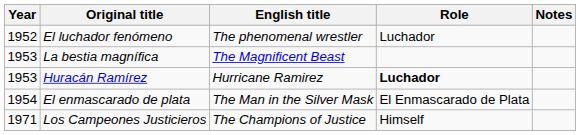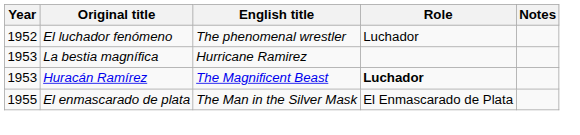(278, 57) The Magnificent Beast -> (252, 57) Hurricane Ramirez
(268, 78) Hurricane Ramirez -> (262, 78) The Magnificent Beast
(22, 99) 1954 -> (22, 99) 1955
- row: (125, 120)
